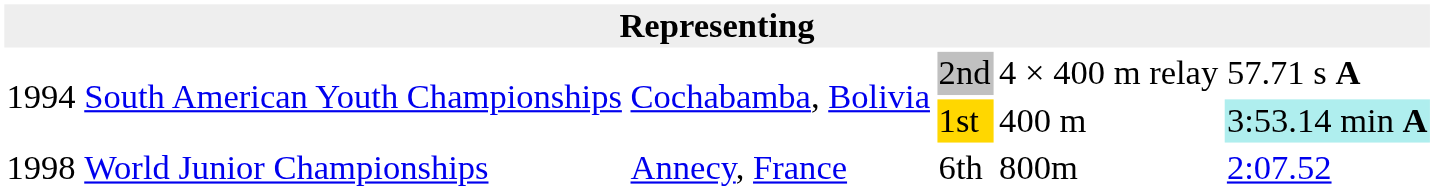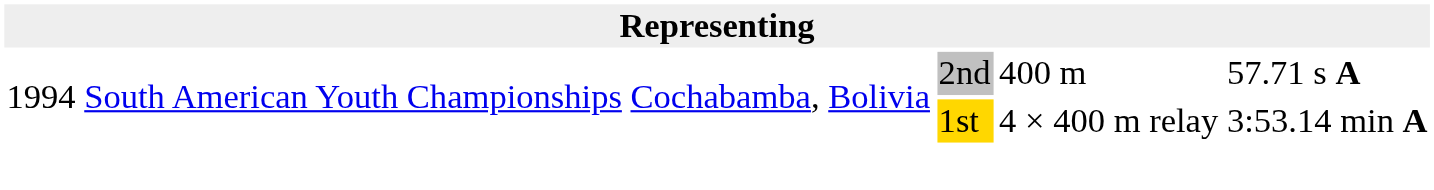(1109, 72) 4 × 400 m relay -> (1043, 72) 400 m
(1043, 120) 400 m -> (1109, 120) 4 × 400 m relay
(1327, 120) paleturquoise background -> (1327, 120) no background
- row: (961, 167)
